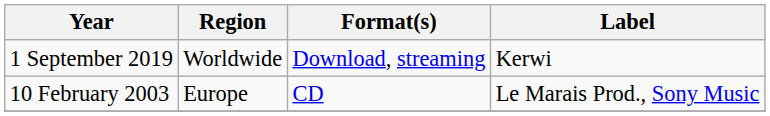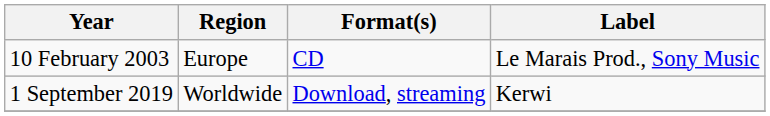rows swapped: (89, 93) <-> (91, 57)
